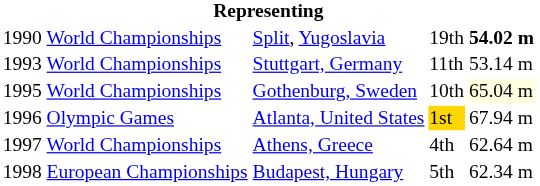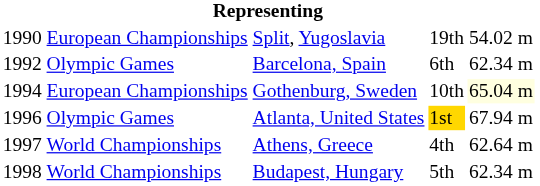(134, 37) World Championships -> (147, 37) European Championships
(501, 37) bold -> (501, 37) normal
+ row: (319, 64)
- row: (327, 64)
(22, 91) 1995 -> (22, 91) 1994
(134, 91) World Championships -> (147, 91) European Championships
(147, 171) European Championships -> (134, 171) World Championships
